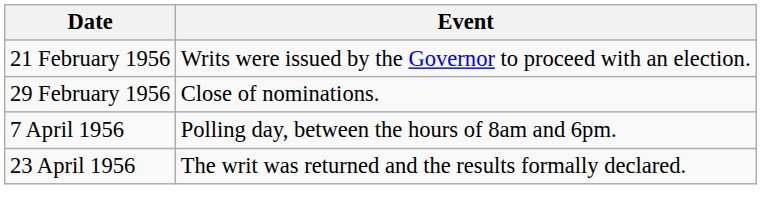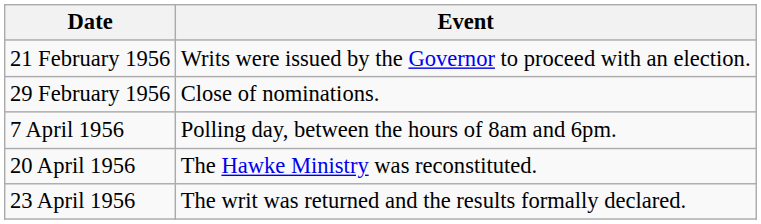+ row: (73, 165)
